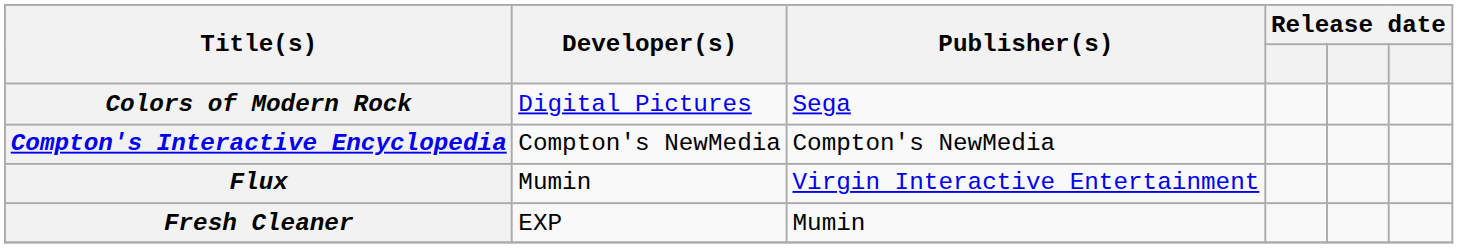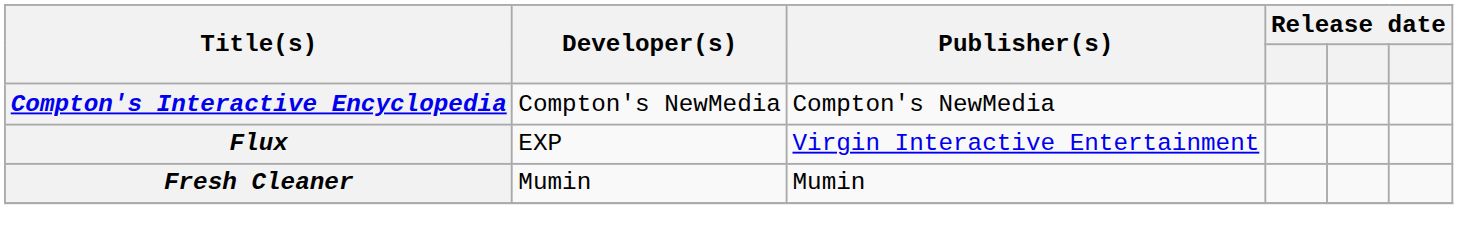- row: (259, 104)
(555, 183) Mumin -> (540, 144) EXP
(540, 223) EXP -> (555, 183) Mumin
